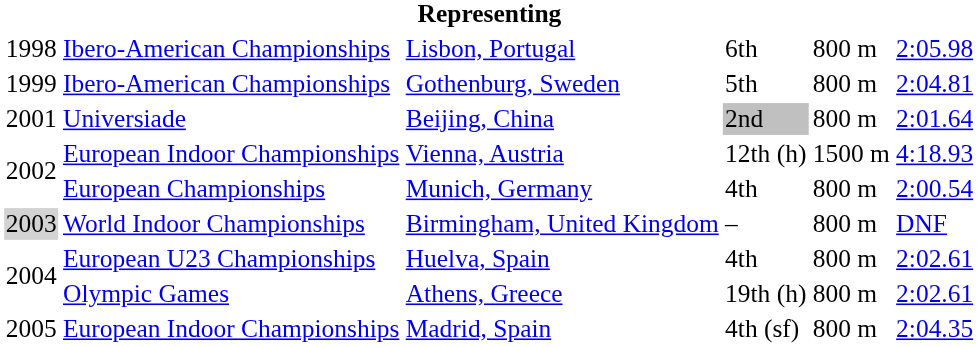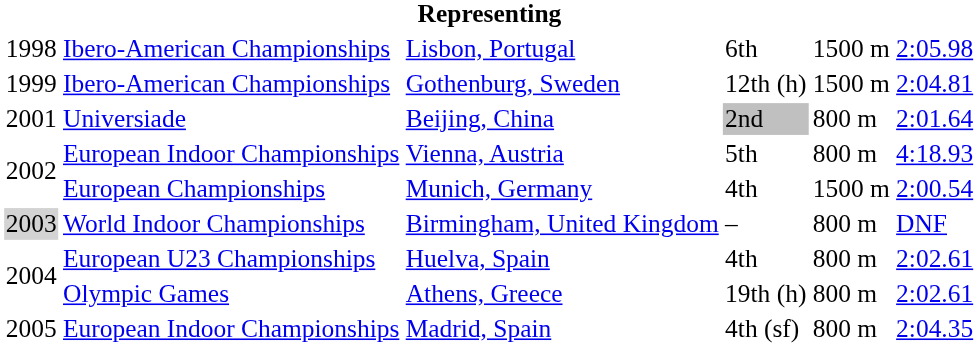(845, 48) 800 m -> (851, 48) 1500 m
(741, 83) 5th -> (766, 83) 12th (h)
(845, 83) 800 m -> (851, 83) 1500 m
(766, 153) 12th (h) -> (741, 153) 5th
(851, 153) 1500 m -> (845, 153) 800 m
(845, 188) 800 m -> (851, 188) 1500 m
